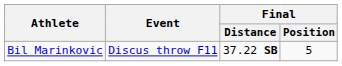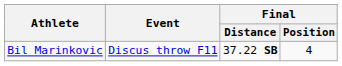(309, 51) 5 -> (309, 51) 4
